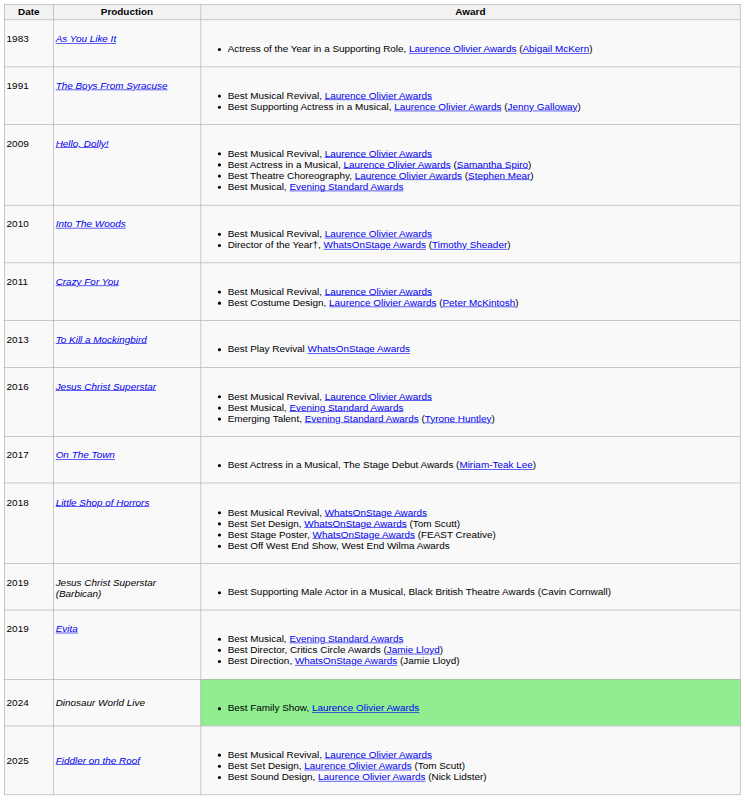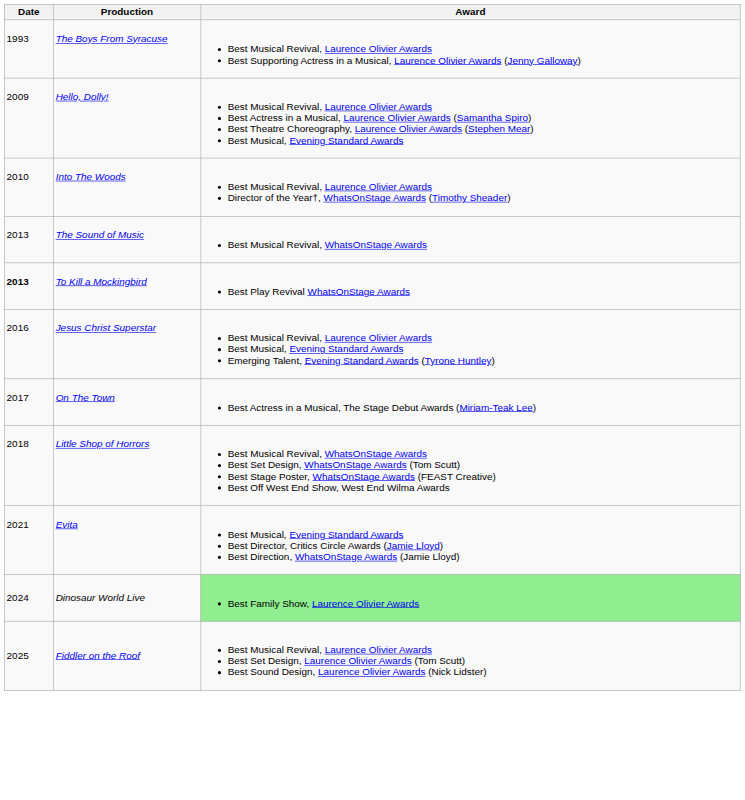- row: (86, 39)
(18, 85) 1991 -> (18, 39) 1993
- row: (87, 281)
+ row: (100, 235)
(18, 339) normal -> (18, 281) bold
- row: (106, 588)
(18, 629) 2019 -> (18, 524) 2021
